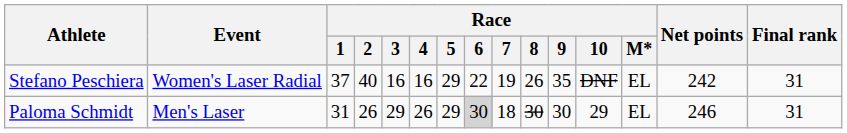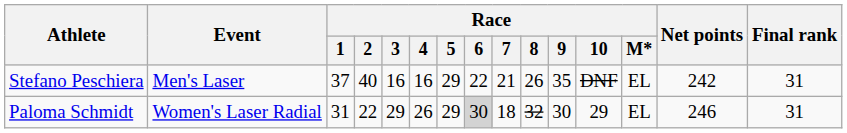(237, 80) Women's Laser Radial -> (198, 80) Men's Laser
(506, 80) 19 -> (506, 80) 21
(198, 112) Men's Laser -> (237, 112) Women's Laser Radial
(368, 112) 26 -> (368, 112) 22
(534, 112) 30 -> (534, 112) 32
